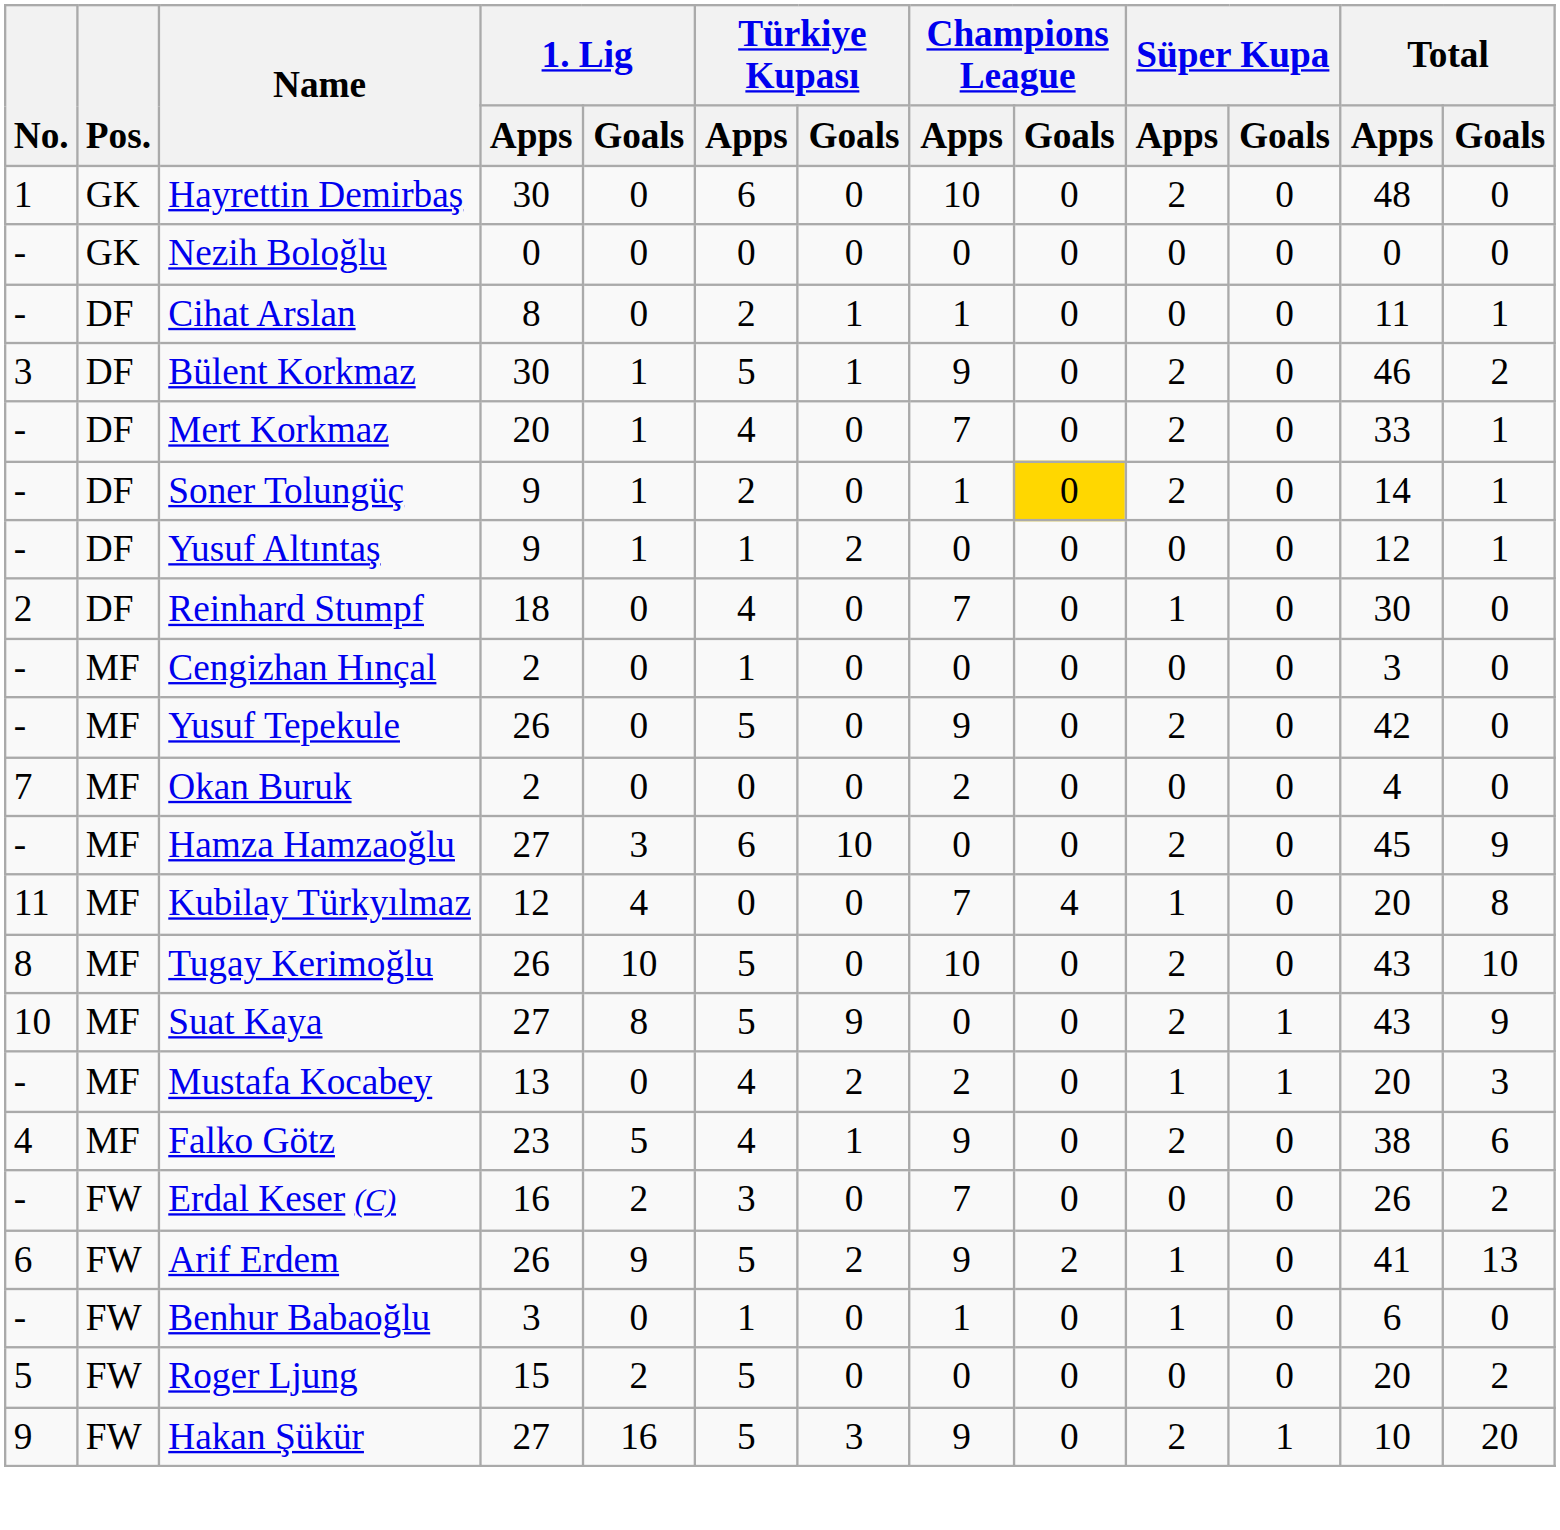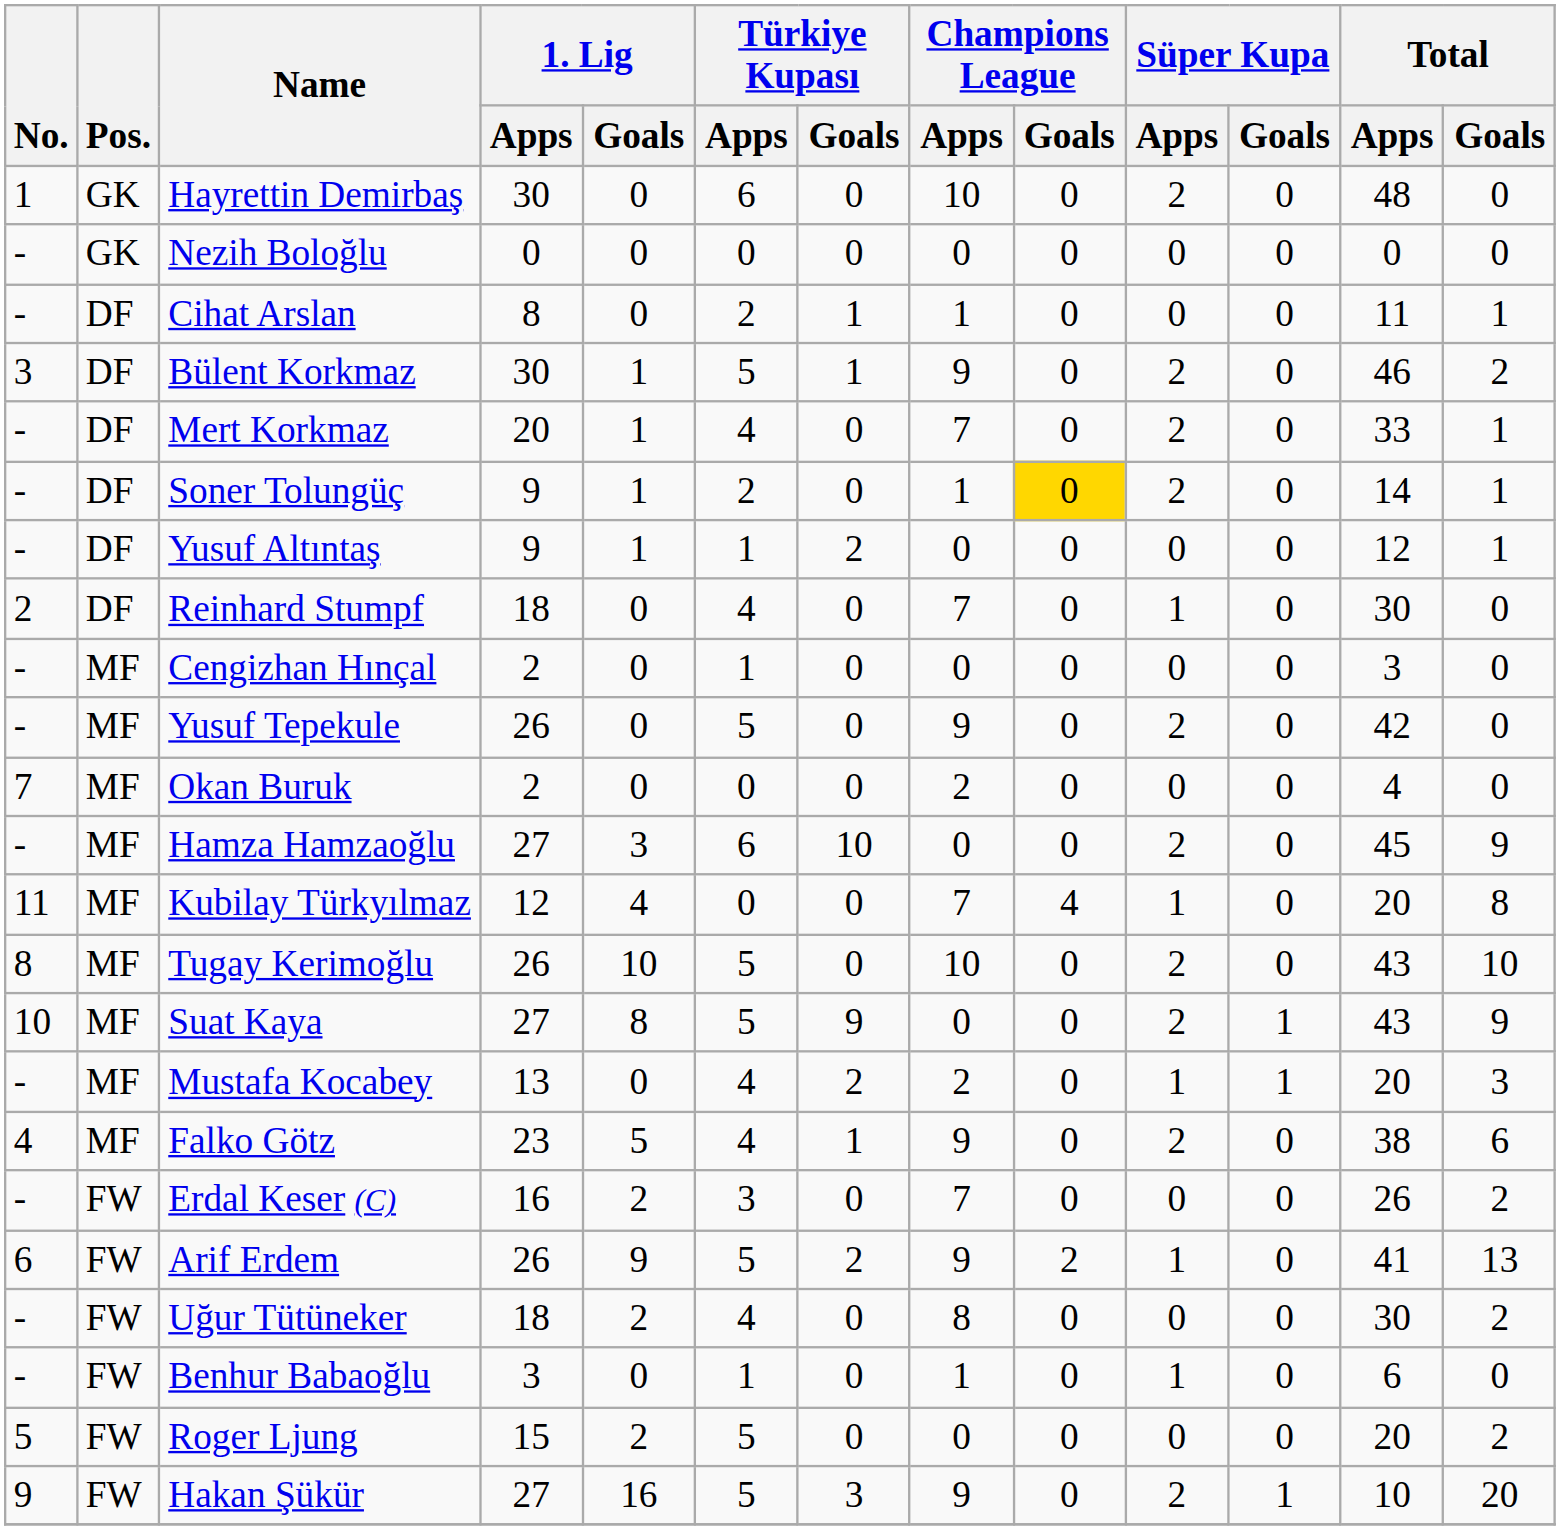+ row: (287, 1317)
